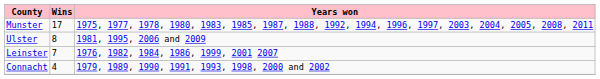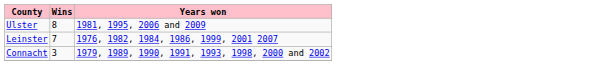- row: (24, 25)
(54, 67) 4 -> (54, 53) 3
